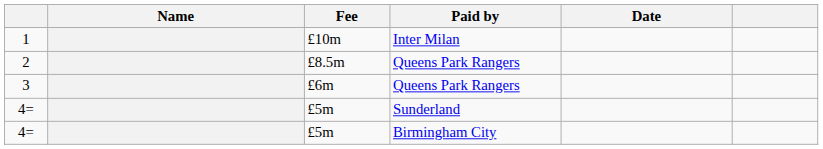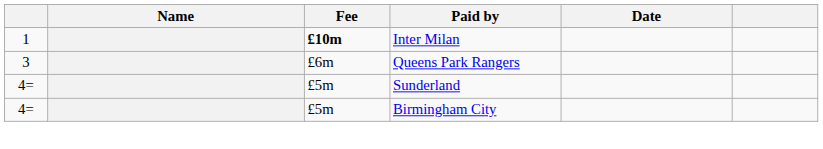(324, 39) normal -> (325, 39) bold
- row: (26, 62)
